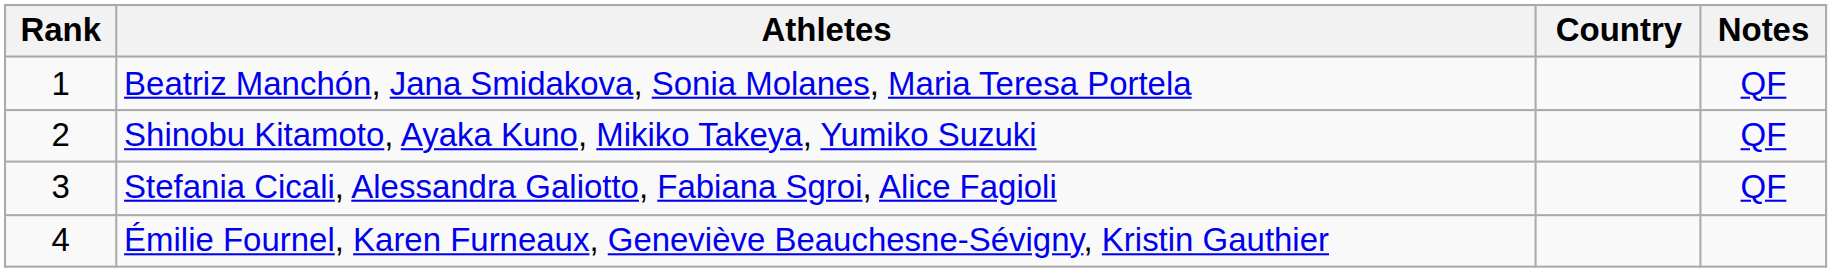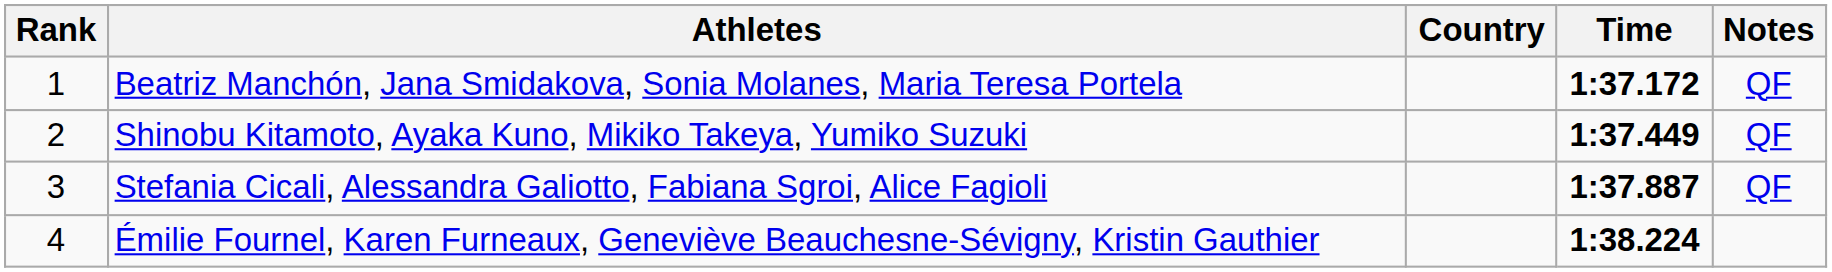+ column: (1634, 30)
